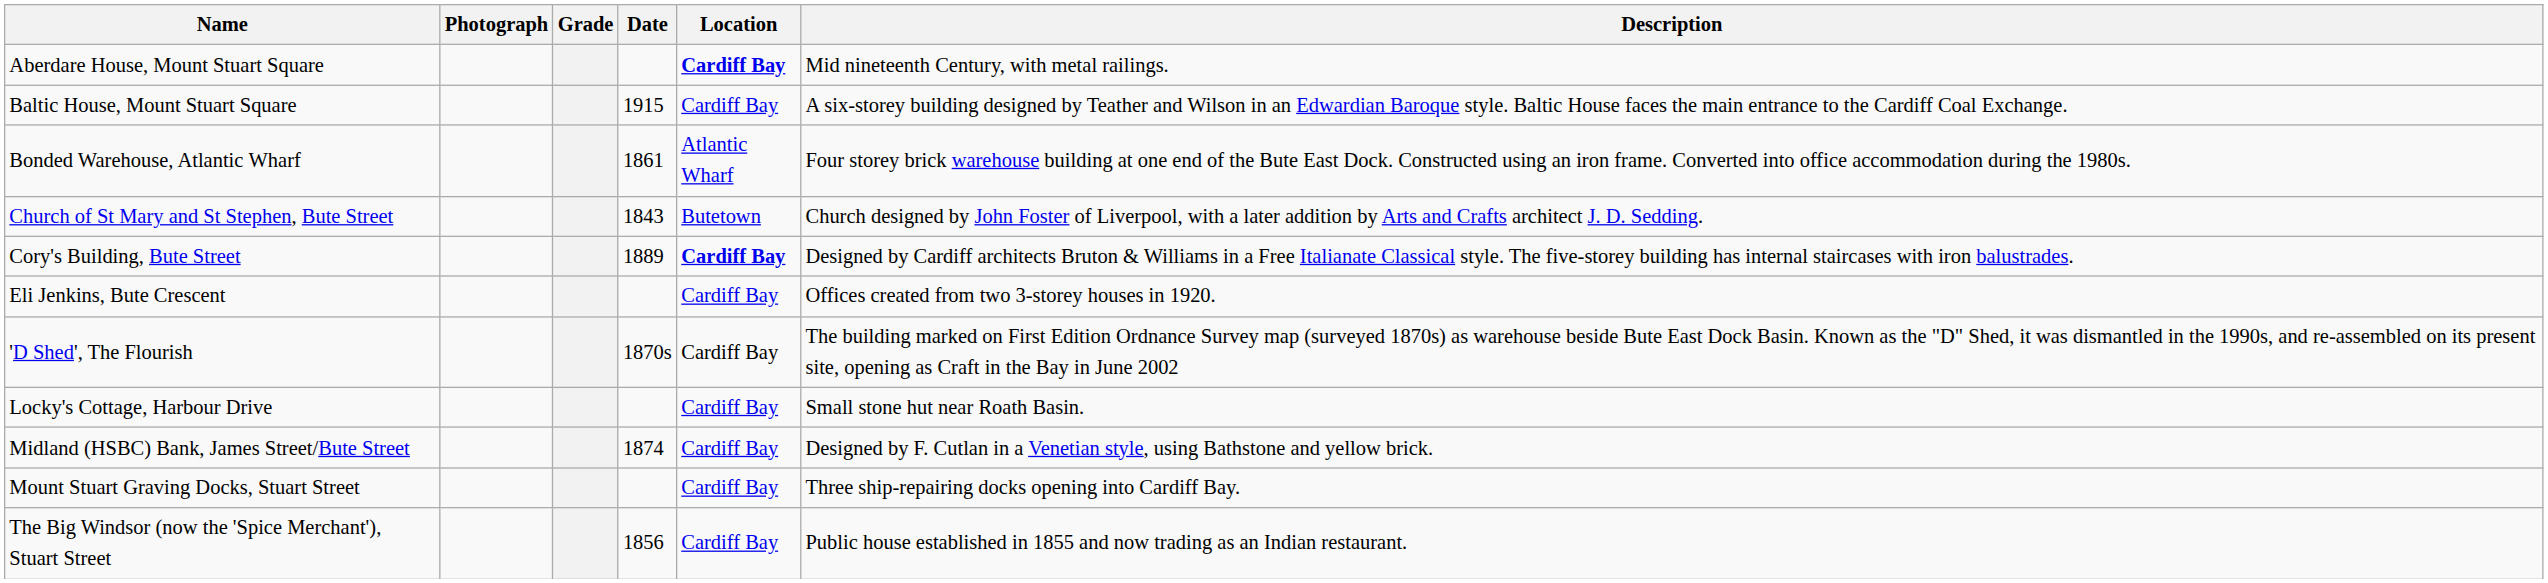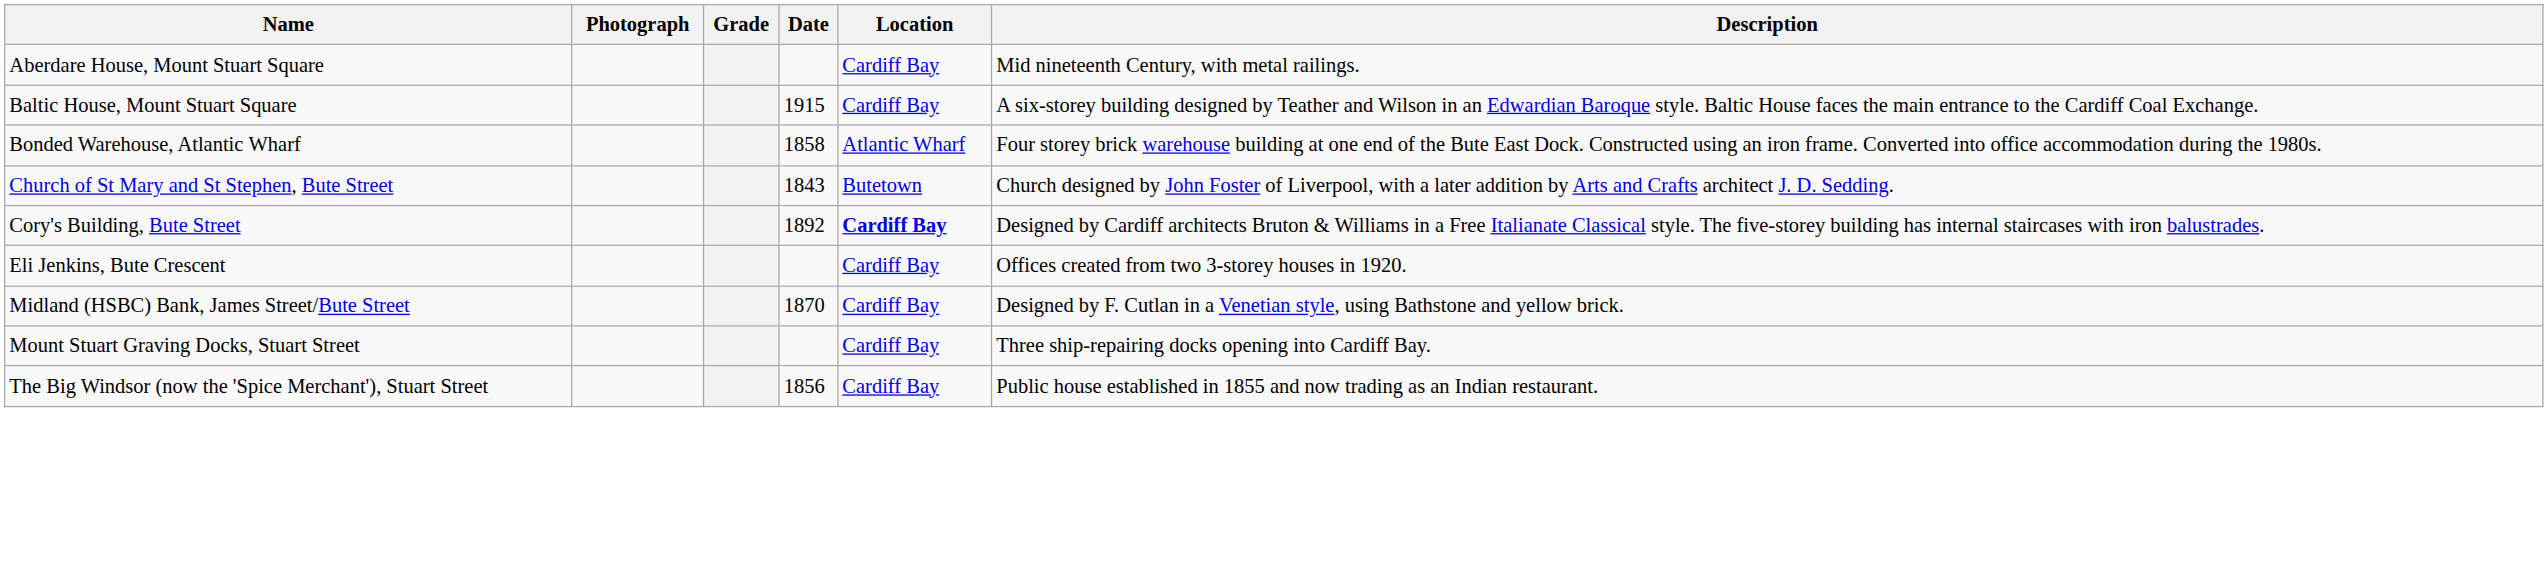(733, 64) bold -> (891, 64) normal
(643, 160) 1861 -> (804, 145) 1858
(643, 256) 1889 -> (804, 225) 1892
- row: (101, 351)
- row: (141, 407)
(643, 447) 1874 -> (804, 305) 1870
